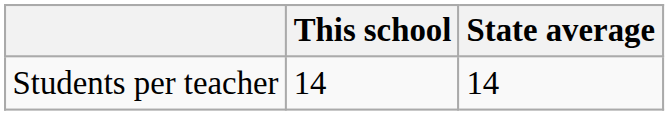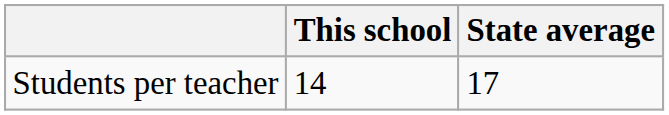(483, 82) 14 -> (483, 82) 17
